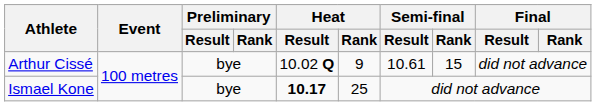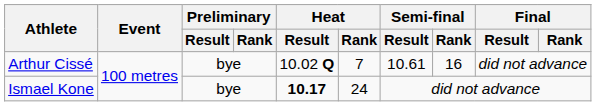(359, 64) 9 -> (359, 64) 7
(453, 64) 15 -> (453, 64) 16
(359, 89) 25 -> (359, 89) 24
